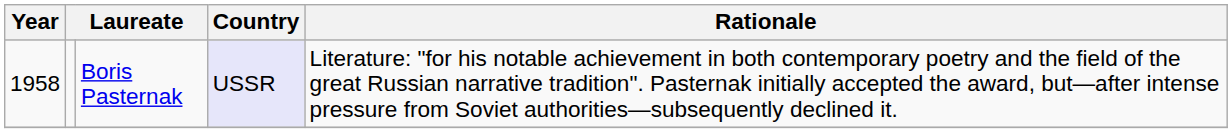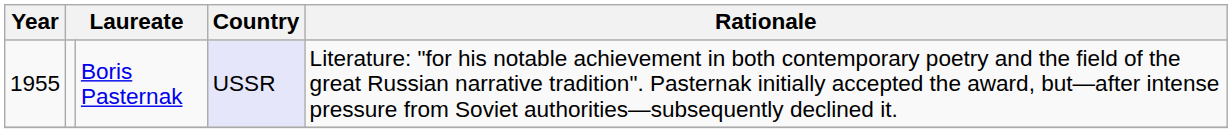(35, 83) 1958 -> (35, 83) 1955
